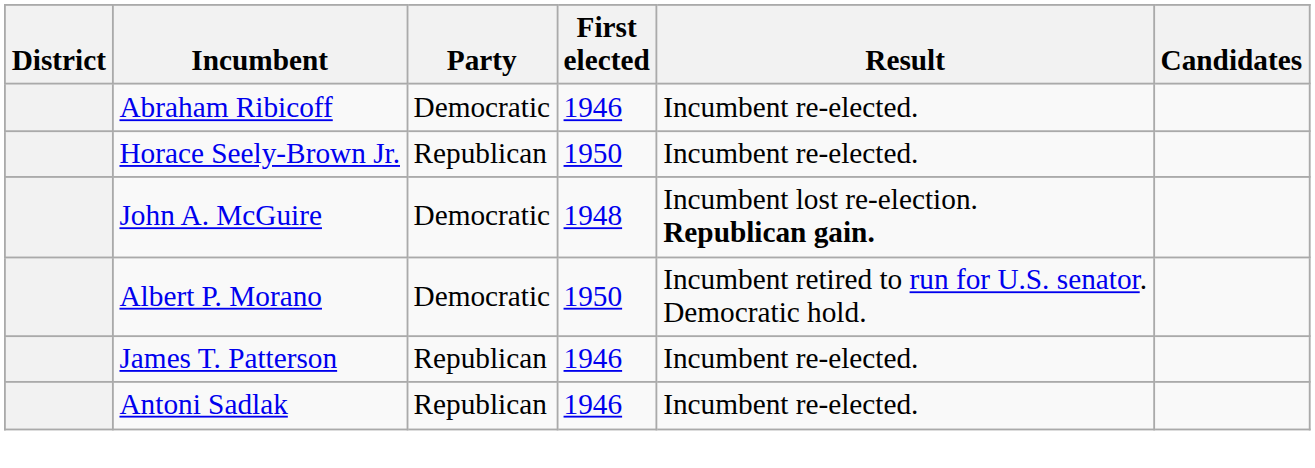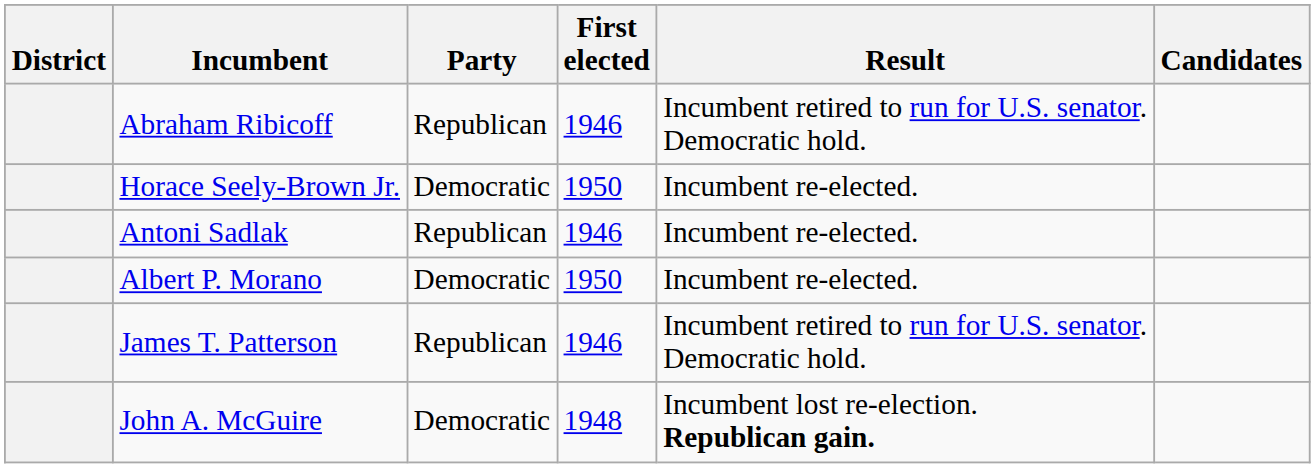(482, 107) Democratic -> (480, 123) Republican
(791, 107) Incumbent re-elected. -> (905, 123) Incumbent retired to run for U.S. senator. Democratic hold.
(480, 153) Republican -> (482, 186) Democratic
rows swapped: (221, 216) <-> (204, 405)
(905, 295) Incumbent retired to run for U.S. senator. Democratic hold. -> (791, 279) Incumbent re-elected.
(791, 358) Incumbent re-elected. -> (905, 342) Incumbent retired to run for U.S. senator. Democratic hold.
